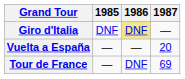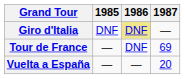rows swapped: (48, 64) <-> (48, 47)
